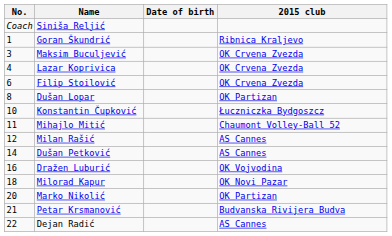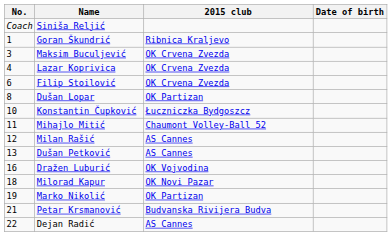columns swapped: (180, 11) <-> (302, 11)
(12, 153) 14 -> (12, 153) 13
(12, 196) 20 -> (12, 196) 19
